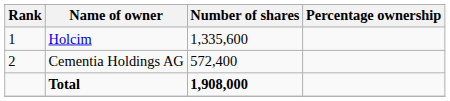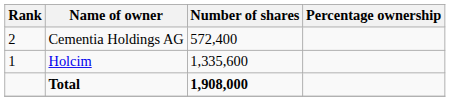rows swapped: (70, 38) <-> (116, 61)
